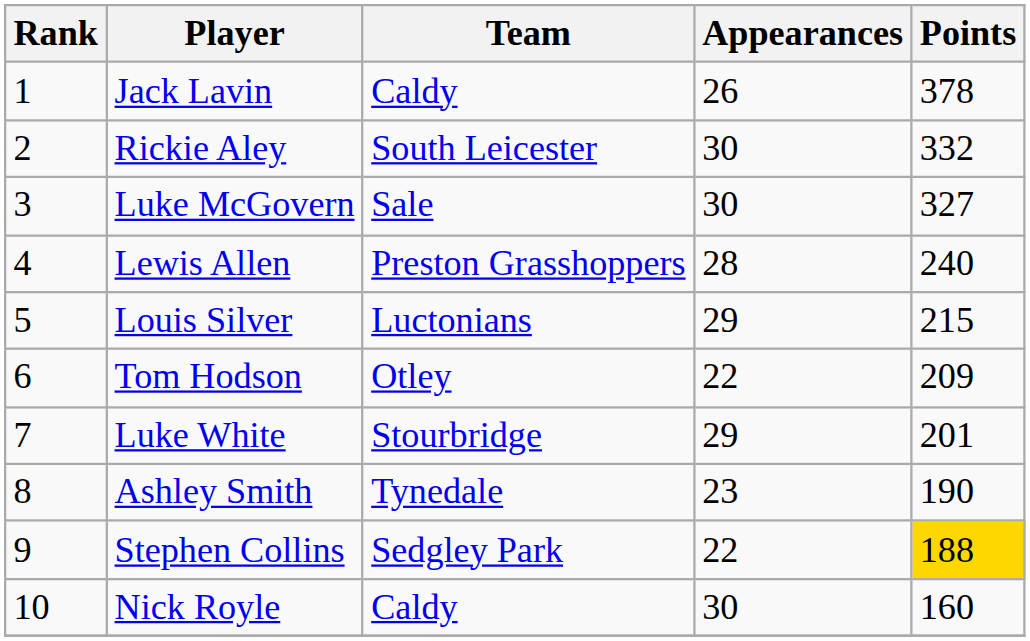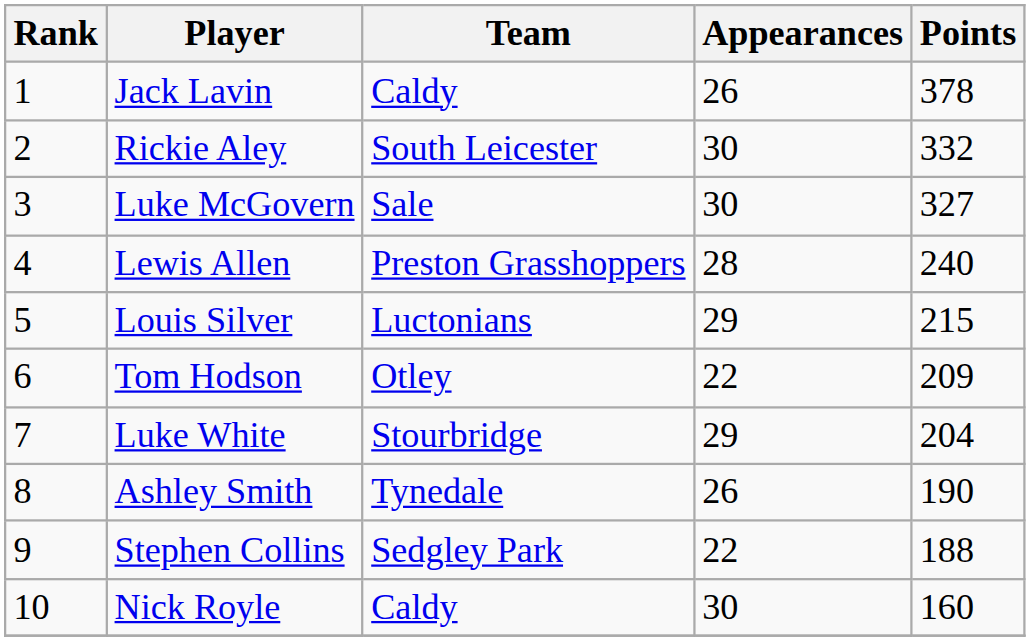(947, 434) 201 -> (947, 434) 204
(720, 491) 23 -> (720, 491) 26
(947, 549) gold background -> (947, 549) no background
